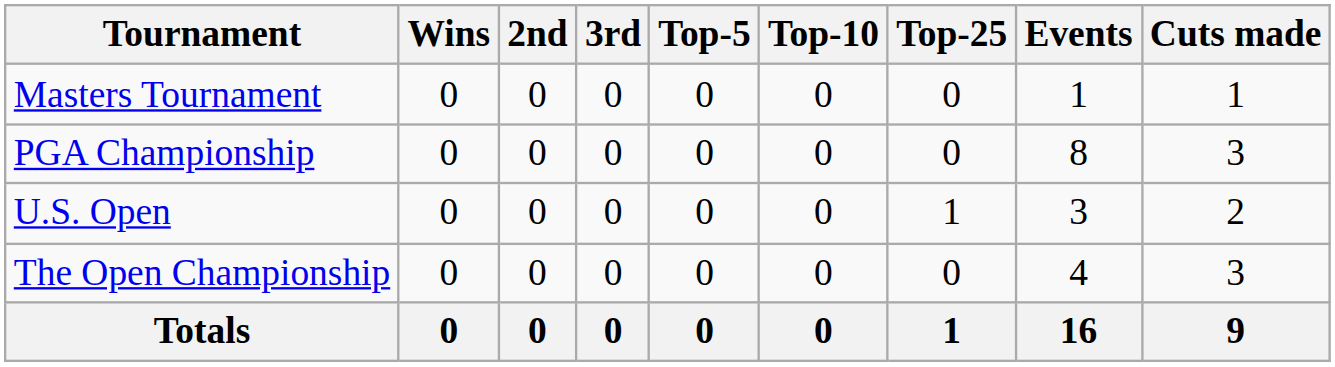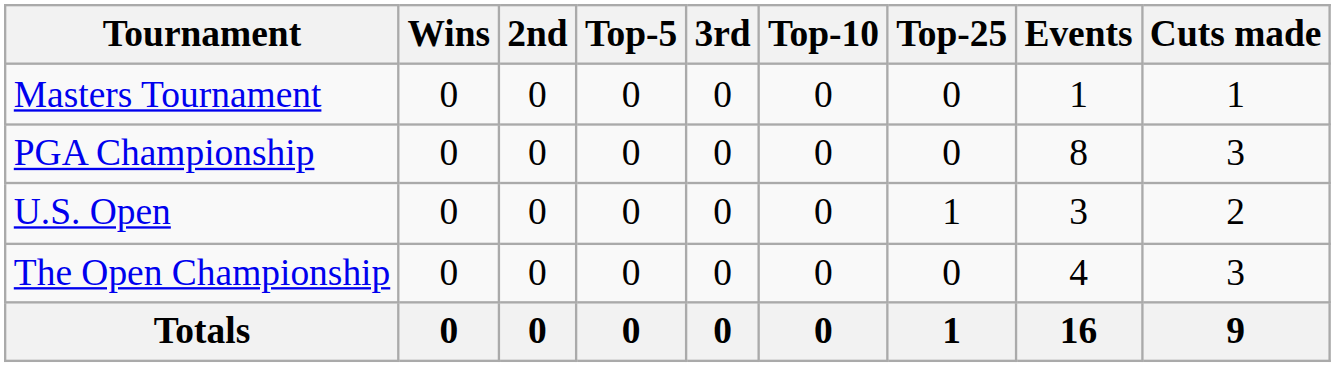columns swapped: (613, 34) <-> (705, 34)
